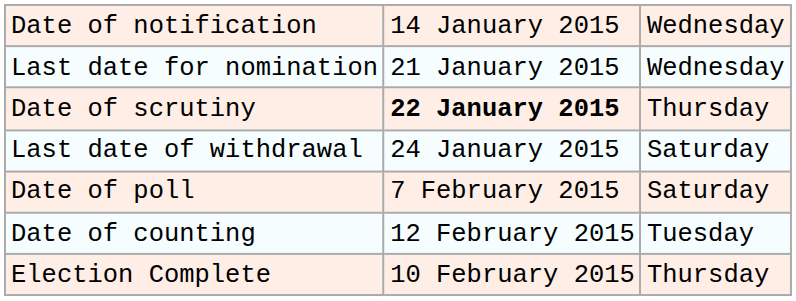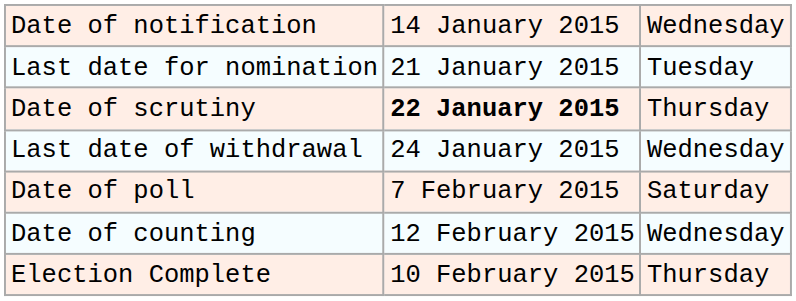(716, 67) Wednesday -> (700, 67) Tuesday
(708, 150) Saturday -> (716, 150) Wednesday
(700, 233) Tuesday -> (716, 233) Wednesday
